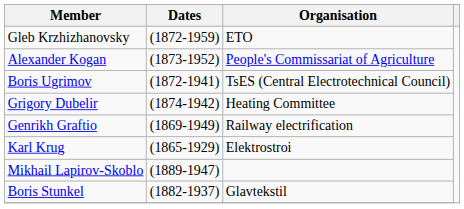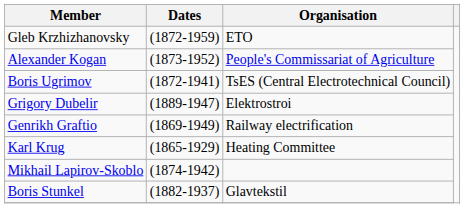(185, 103) (1874-1942) -> (185, 103) (1889-1947)
(280, 103) Heating Committee -> (259, 103) Elektrostroi
(259, 147) Elektrostroi -> (280, 147) Heating Committee
(185, 170) (1889-1947) -> (185, 170) (1874-1942)
